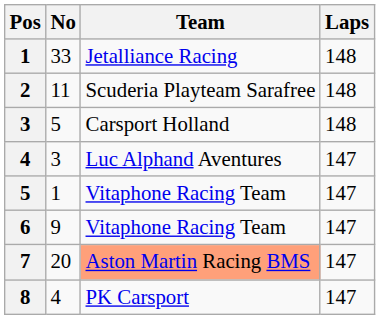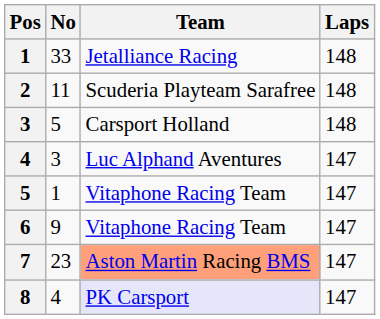(61, 262) 20 -> (61, 262) 23
(137, 296) no background -> (137, 296) lavender background
